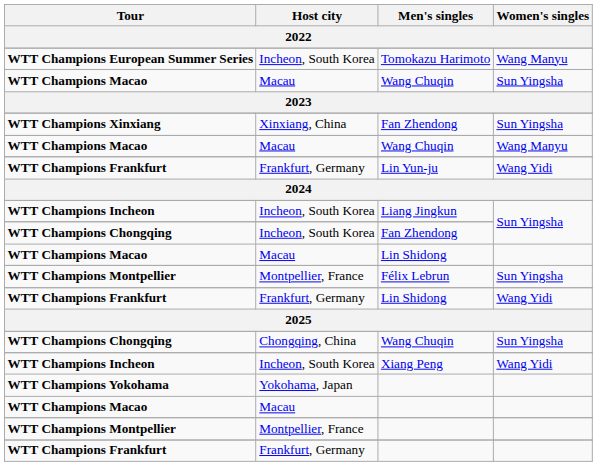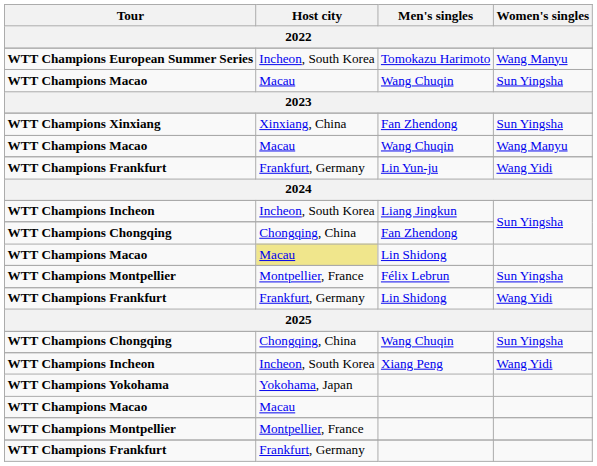(317, 232) Incheon, South Korea -> (308, 232) Chongqing, China
(277, 254) no background -> (277, 254) khaki background
